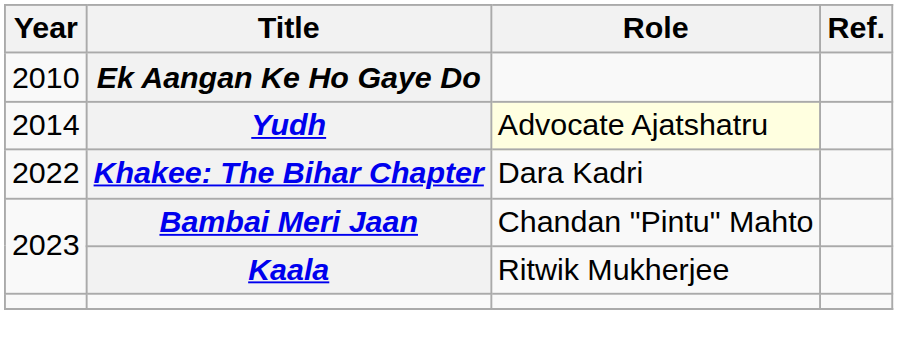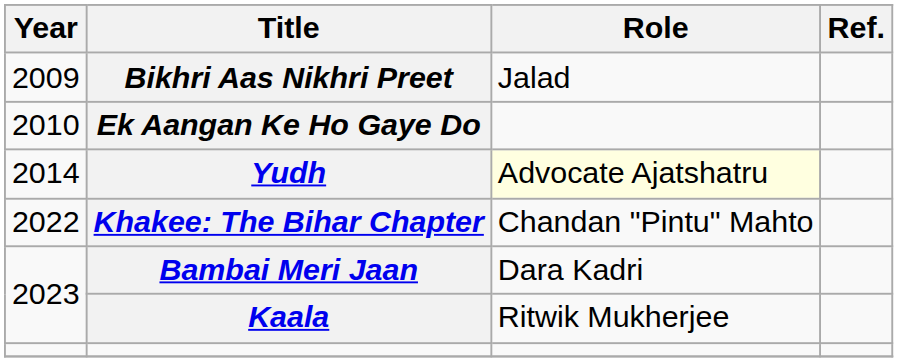+ row: (46, 76)
(571, 173) Dara Kadri -> (656, 221) Chandan "Pintu" Mahto
(656, 221) Chandan "Pintu" Mahto -> (571, 269) Dara Kadri
